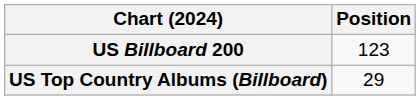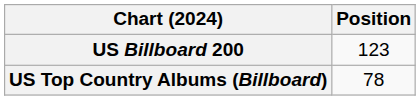(374, 79) 29 -> (374, 79) 78
